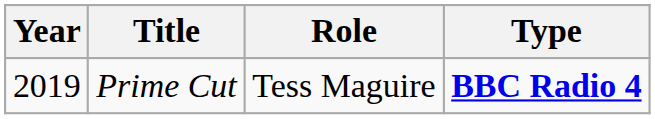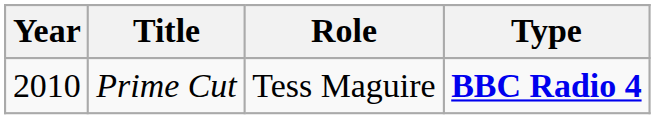(47, 85) 2019 -> (47, 85) 2010
